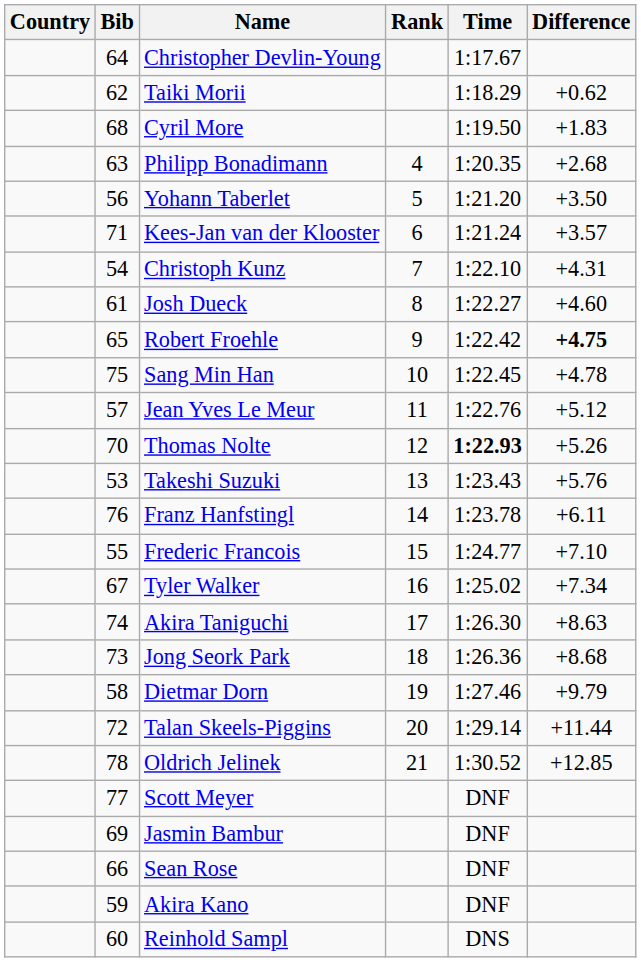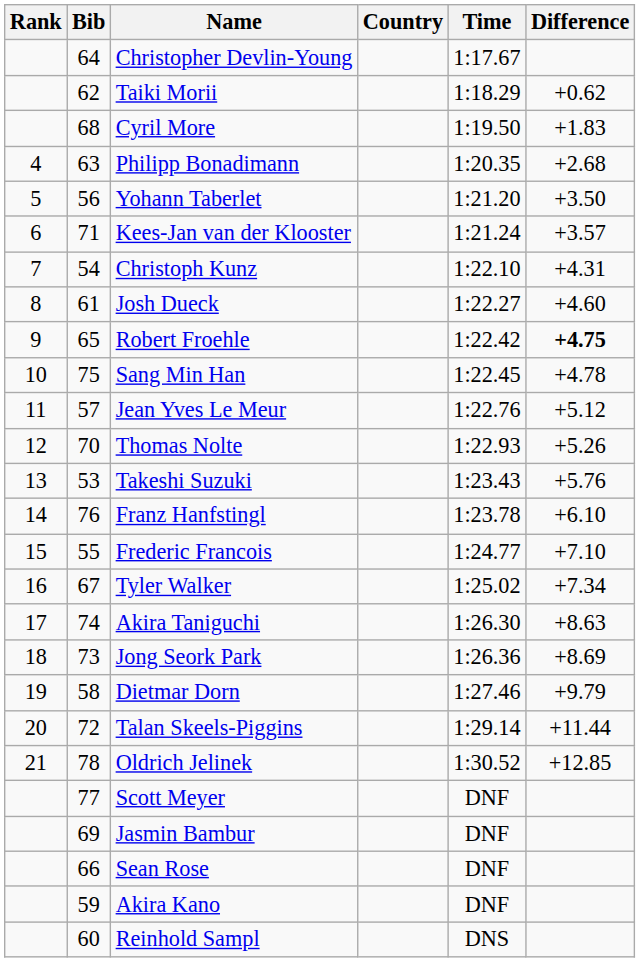columns swapped: (417, 22) <-> (50, 22)
(488, 445) bold -> (487, 445) normal
(581, 515) +6.11 -> (580, 515) +6.10
(581, 657) +8.68 -> (580, 657) +8.69
